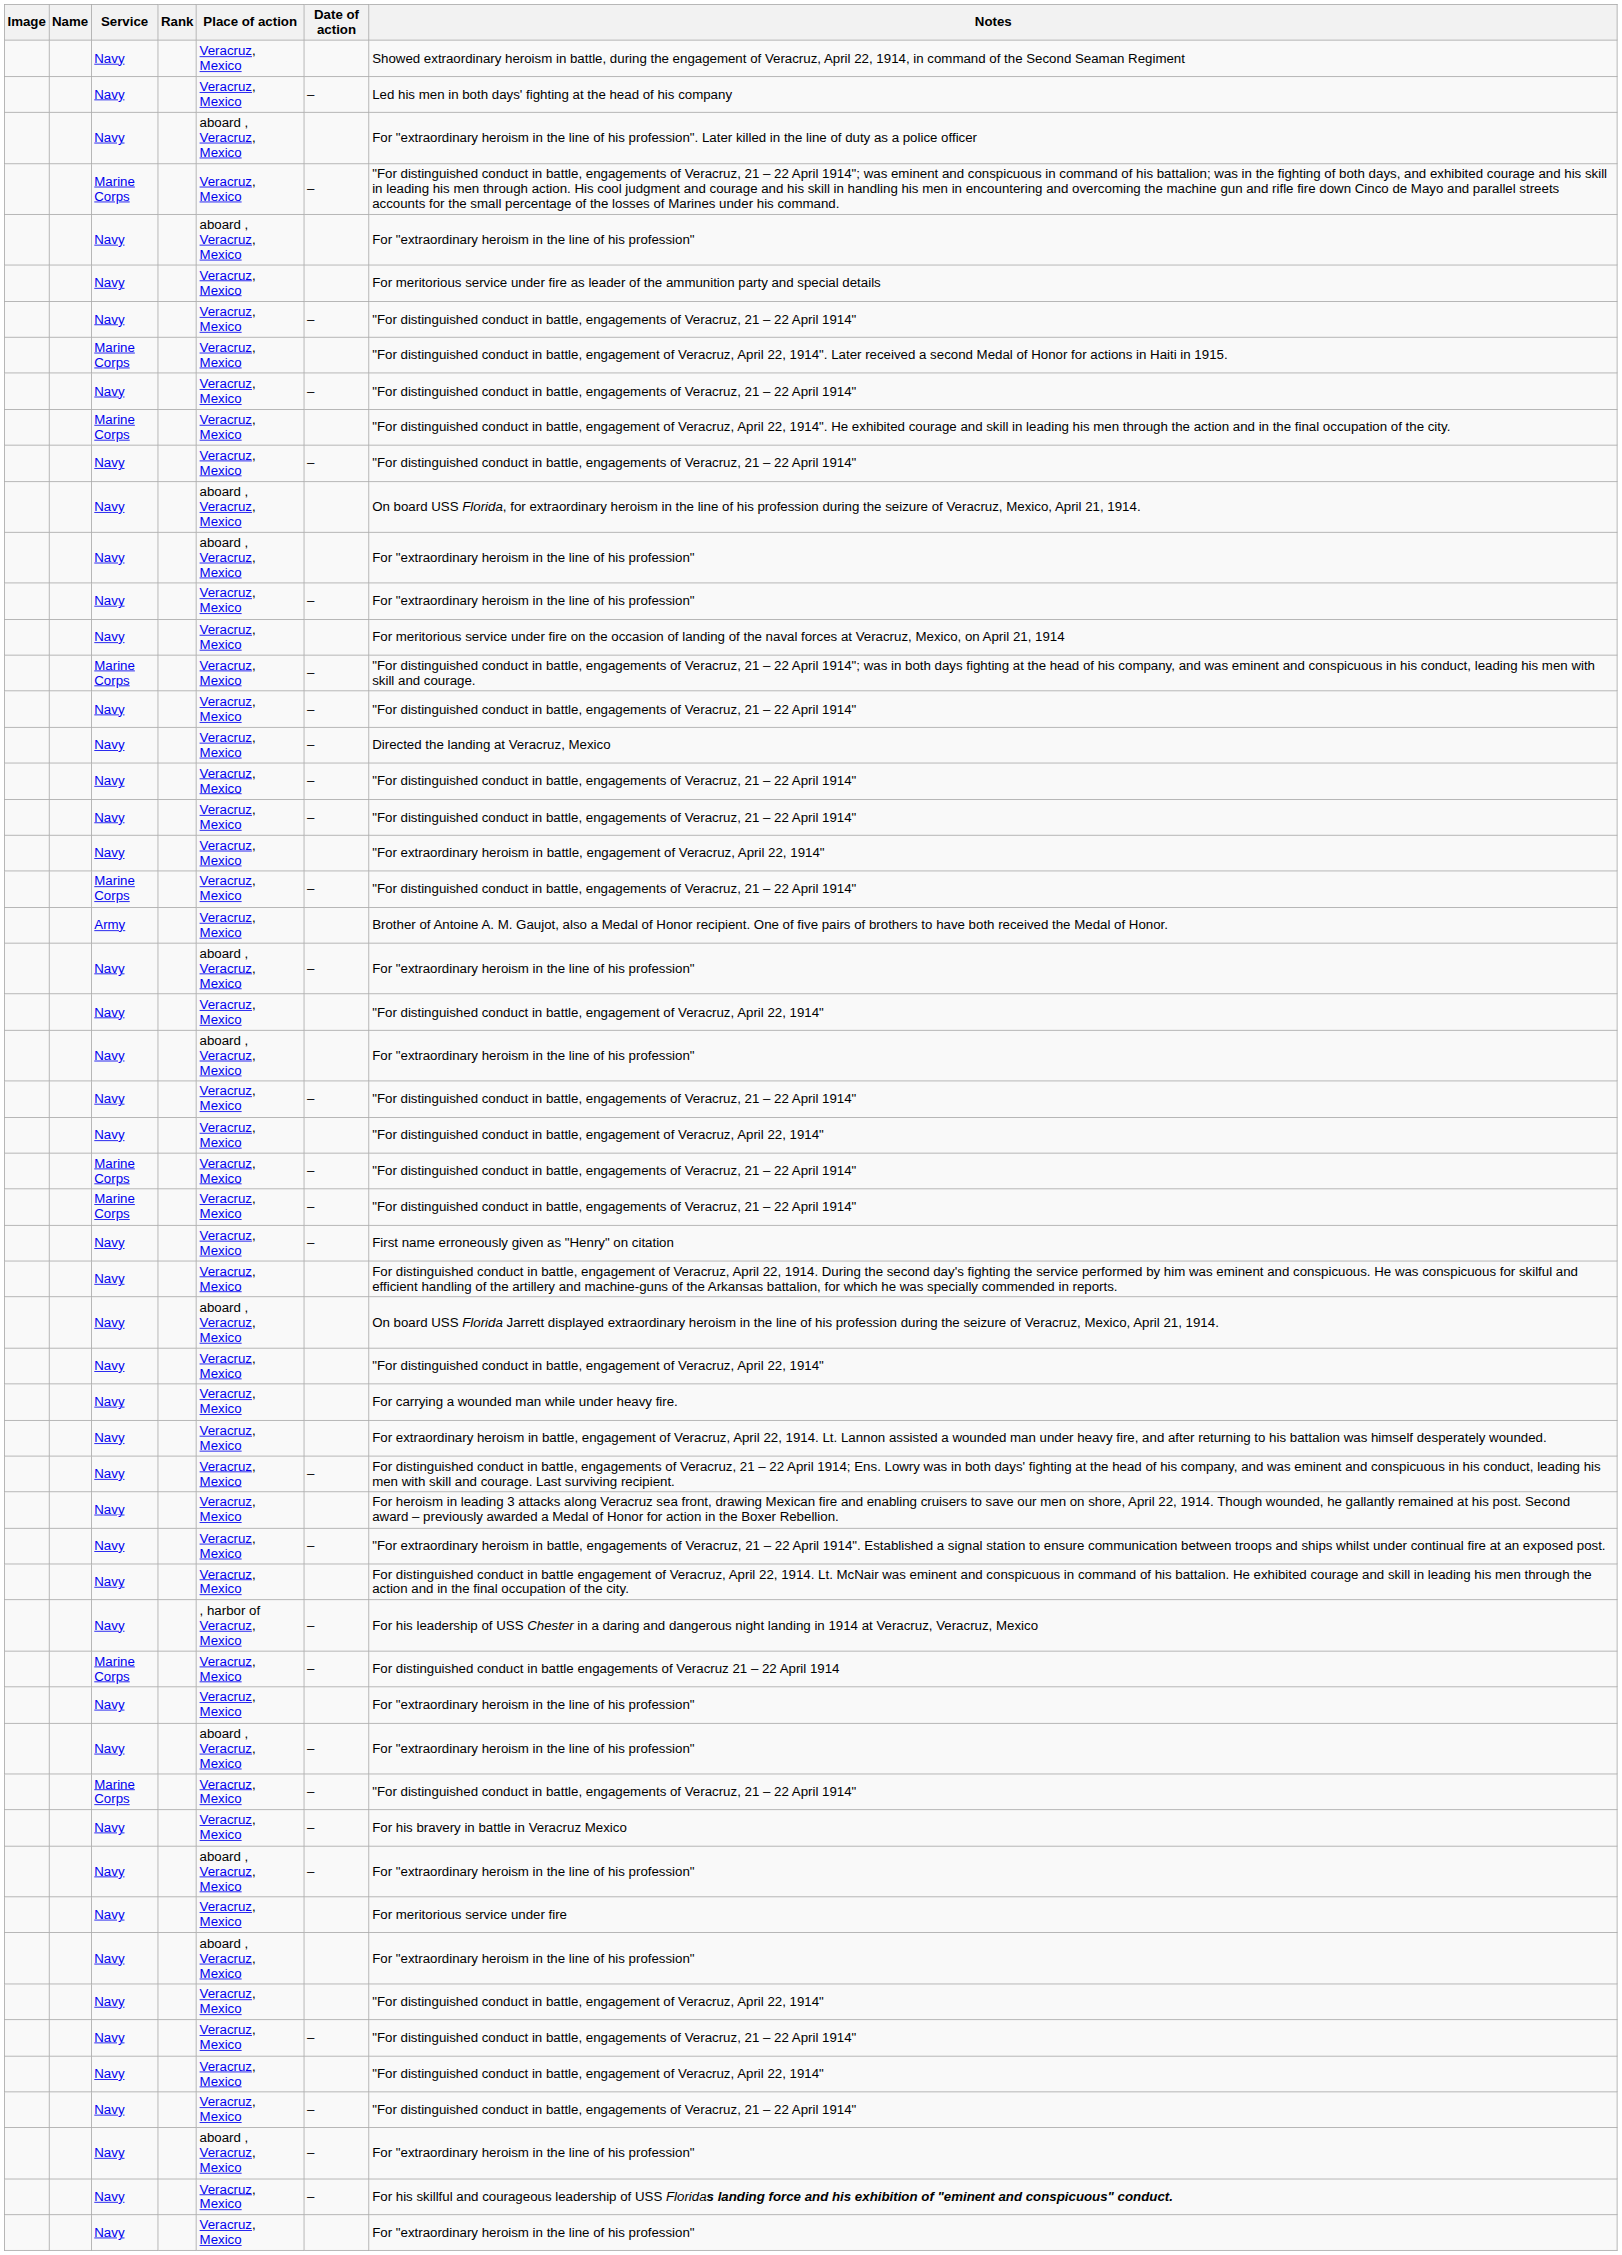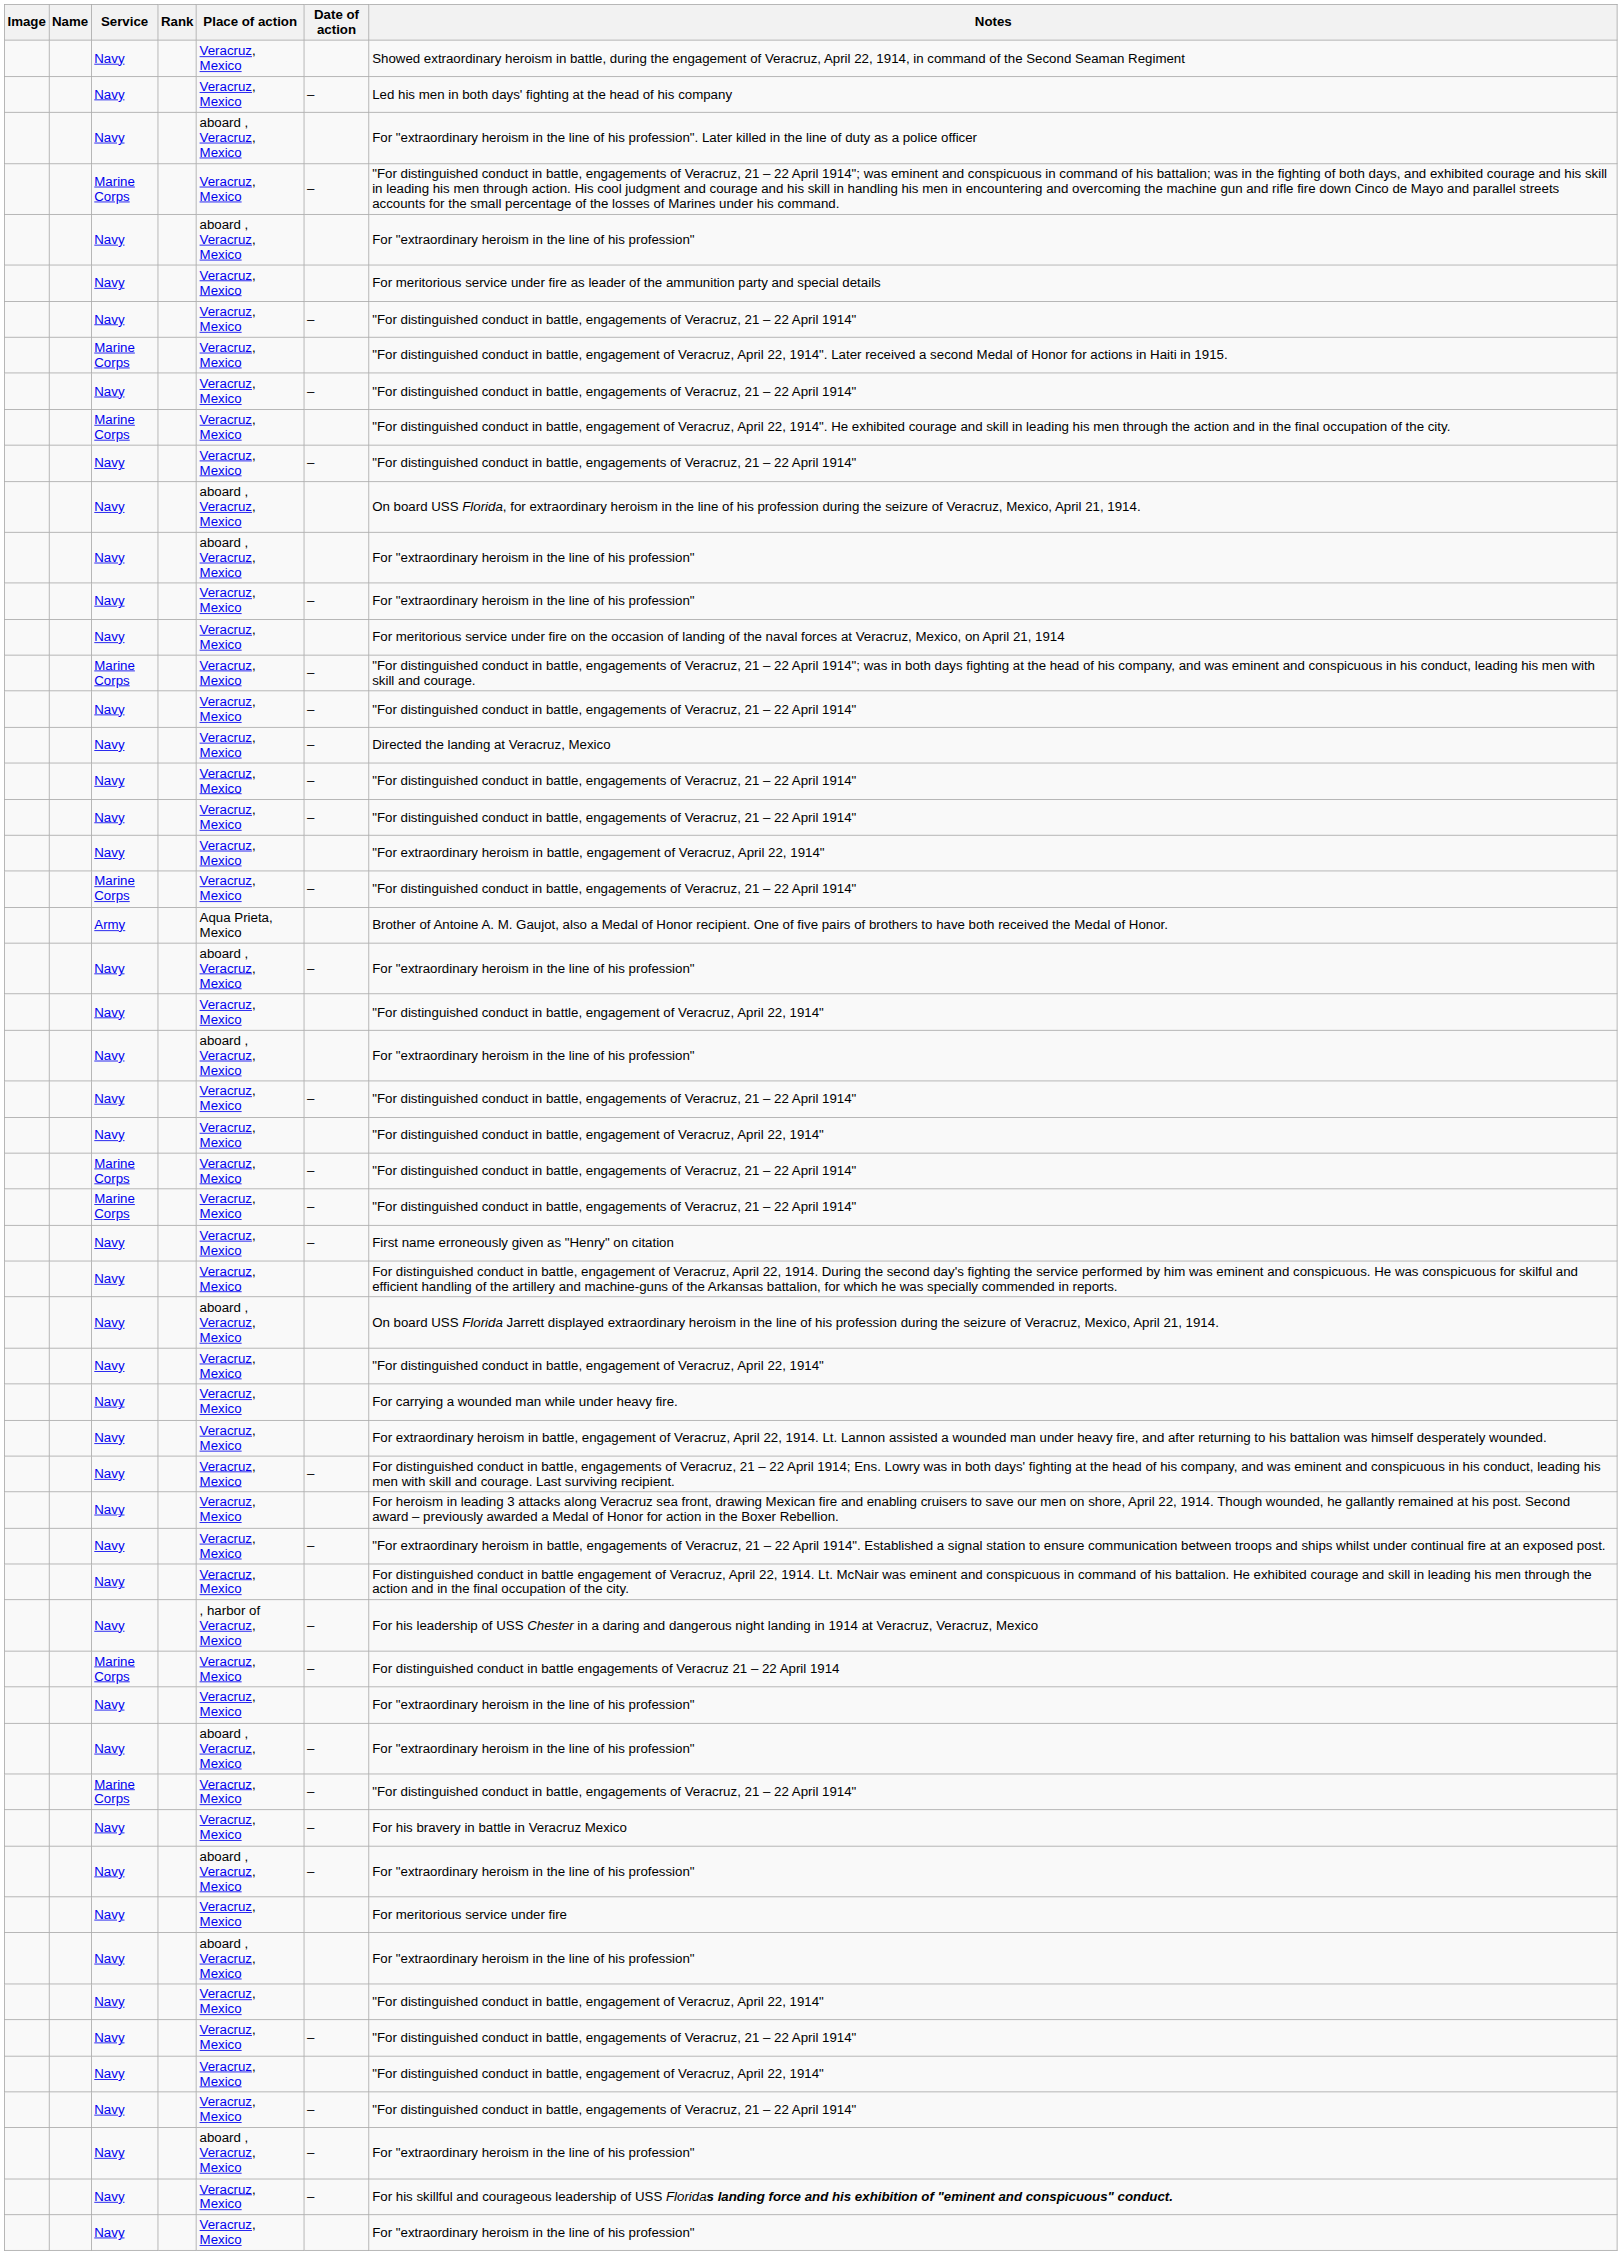(228, 925) Veracruz, Mexico -> (236, 925) Aqua Prieta, Mexico
